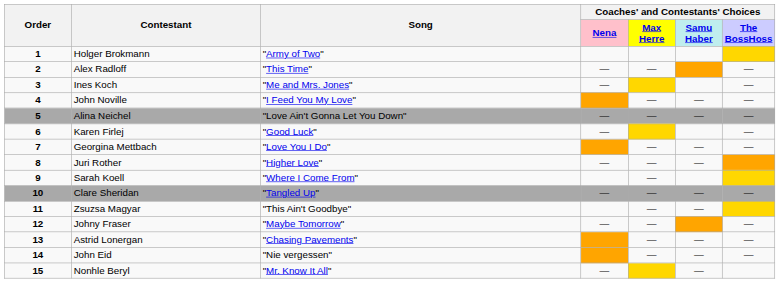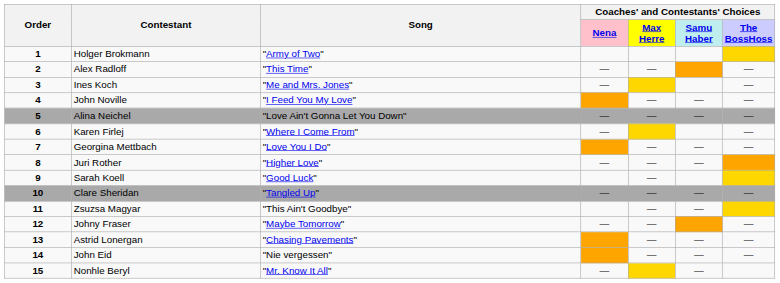(290, 131) "Good Luck" -> (310, 131) "Where I Come From"
(310, 178) "Where I Come From" -> (290, 178) "Good Luck"
